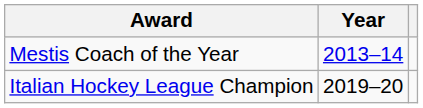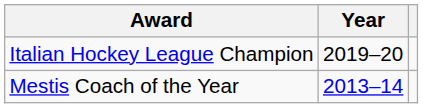rows swapped: (124, 53) <-> (161, 86)
